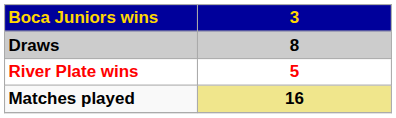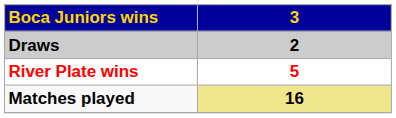(295, 44) 8 -> (295, 44) 2
